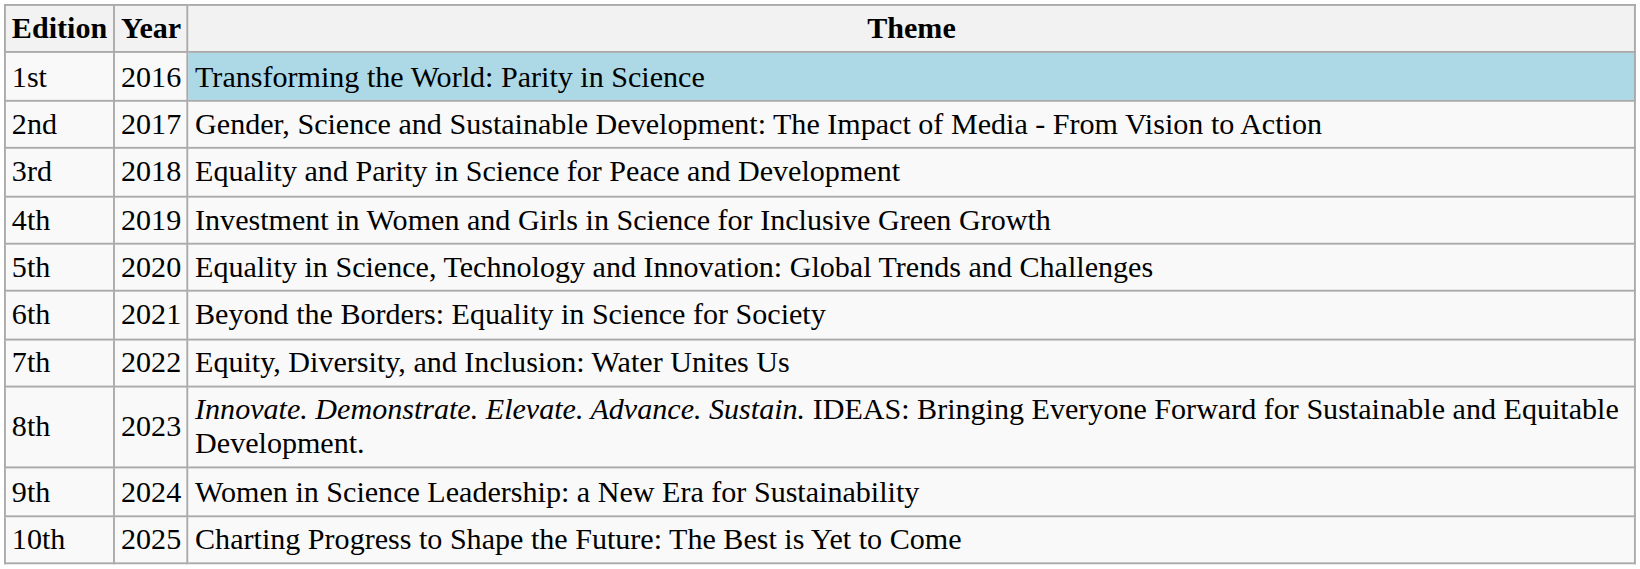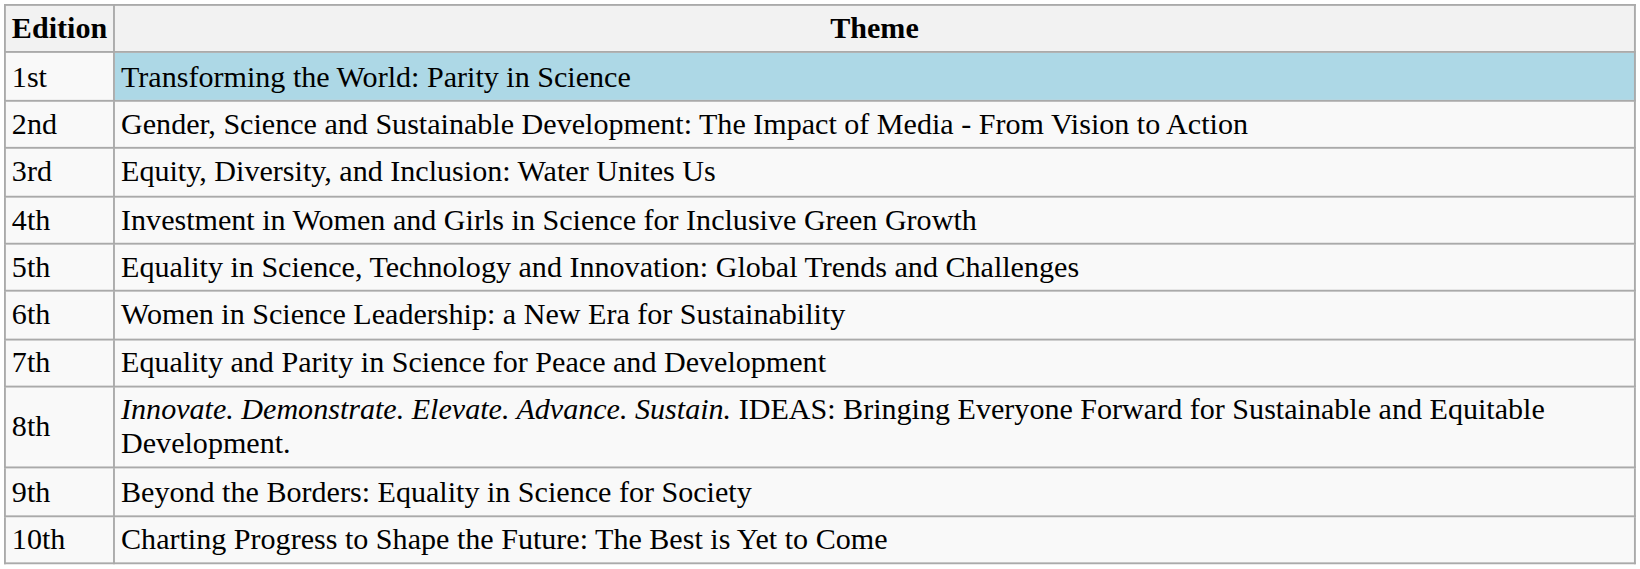- column: (151, 28)
(548, 171) Equality and Parity in Science for Peace and Development -> (418, 171) Equity, Diversity, and Inclusion: Water Unites Us
(510, 314) Beyond the Borders: Equality in Science for Society -> (483, 314) Women in Science Leadership: a New Era for Sustainability
(492, 362) Equity, Diversity, and Inclusion: Water Unites Us -> (474, 362) Equality and Parity in Science for Peace and Development
(557, 491) Women in Science Leadership: a New Era for Sustainability -> (436, 491) Beyond the Borders: Equality in Science for Society
